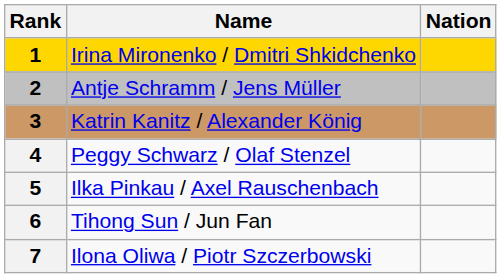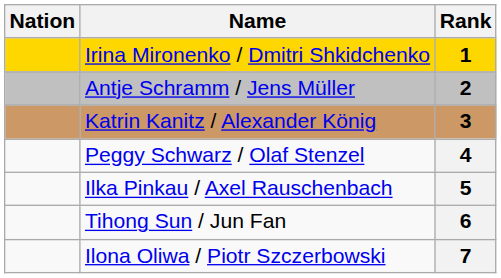columns swapped: (35, 21) <-> (459, 21)
